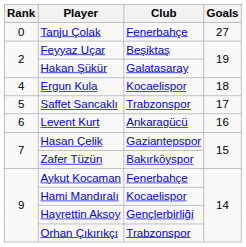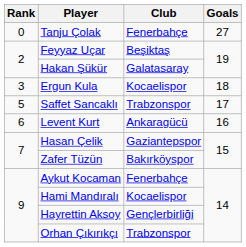(21, 86) 4 -> (21, 86) 3
